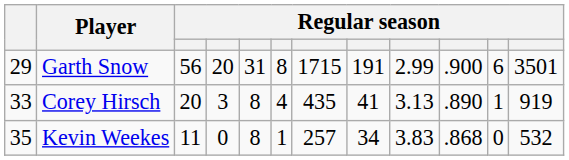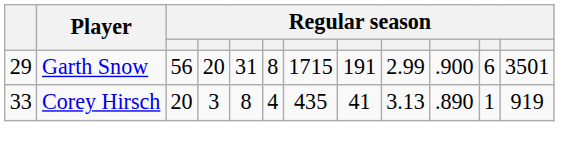- row: (106, 137)
